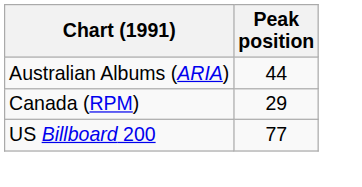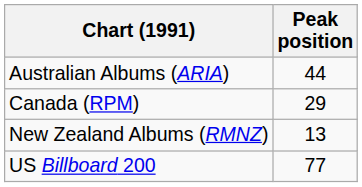+ row: (139, 134)
